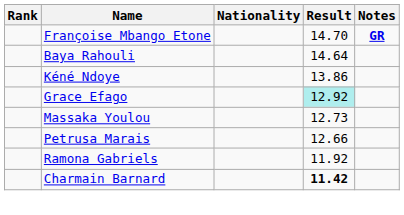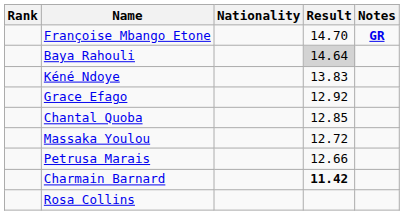(329, 56) no background -> (329, 56) lightgrey background
(329, 76) 13.86 -> (329, 76) 13.83
(329, 97) paleturquoise background -> (329, 97) no background
+ row: (93, 118)
(329, 118) 12.73 -> (329, 138) 12.72
- row: (101, 159)
+ row: (89, 200)
